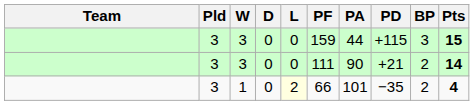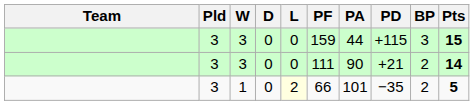(454, 87) 4 -> (454, 87) 5
